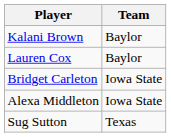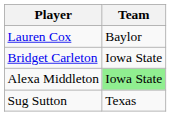- row: (45, 36)
(134, 100) no background -> (134, 79) lightgreen background
